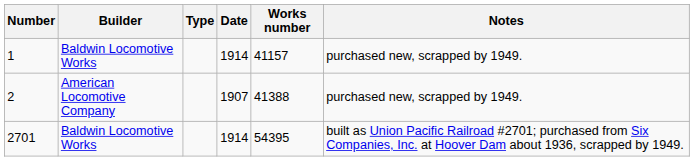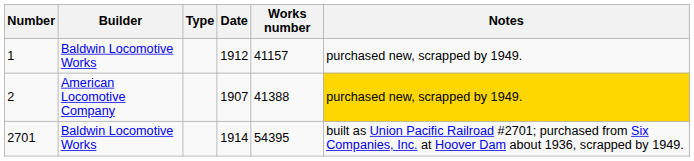(234, 55) 1914 -> (234, 55) 1912
(424, 97) no background -> (424, 97) gold background
